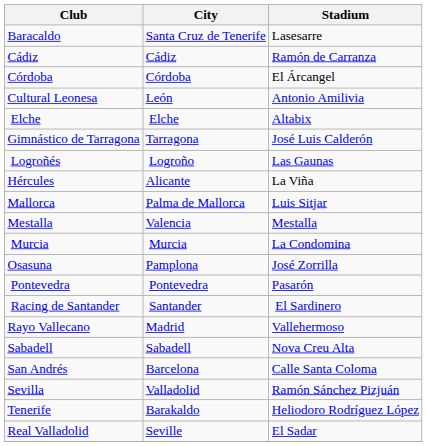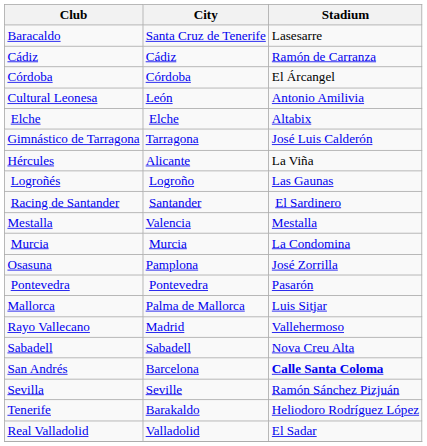rows swapped: (31, 181) <-> (34, 160)
rows swapped: (31, 202) <-> (63, 306)
(324, 368) normal -> (328, 368) bold
(173, 389) Valladolid -> (164, 389) Seville
(164, 431) Seville -> (173, 431) Valladolid
